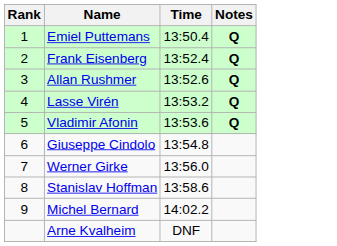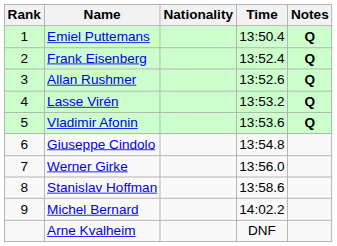+ column: (198, 15)
